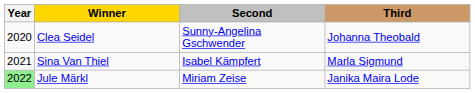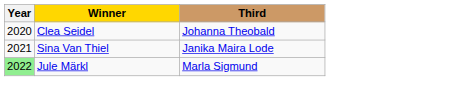- column: (252, 13)
(365, 61) Marla Sigmund -> (228, 48) Janika Maira Lode
(373, 79) Janika Maira Lode -> (220, 66) Marla Sigmund
